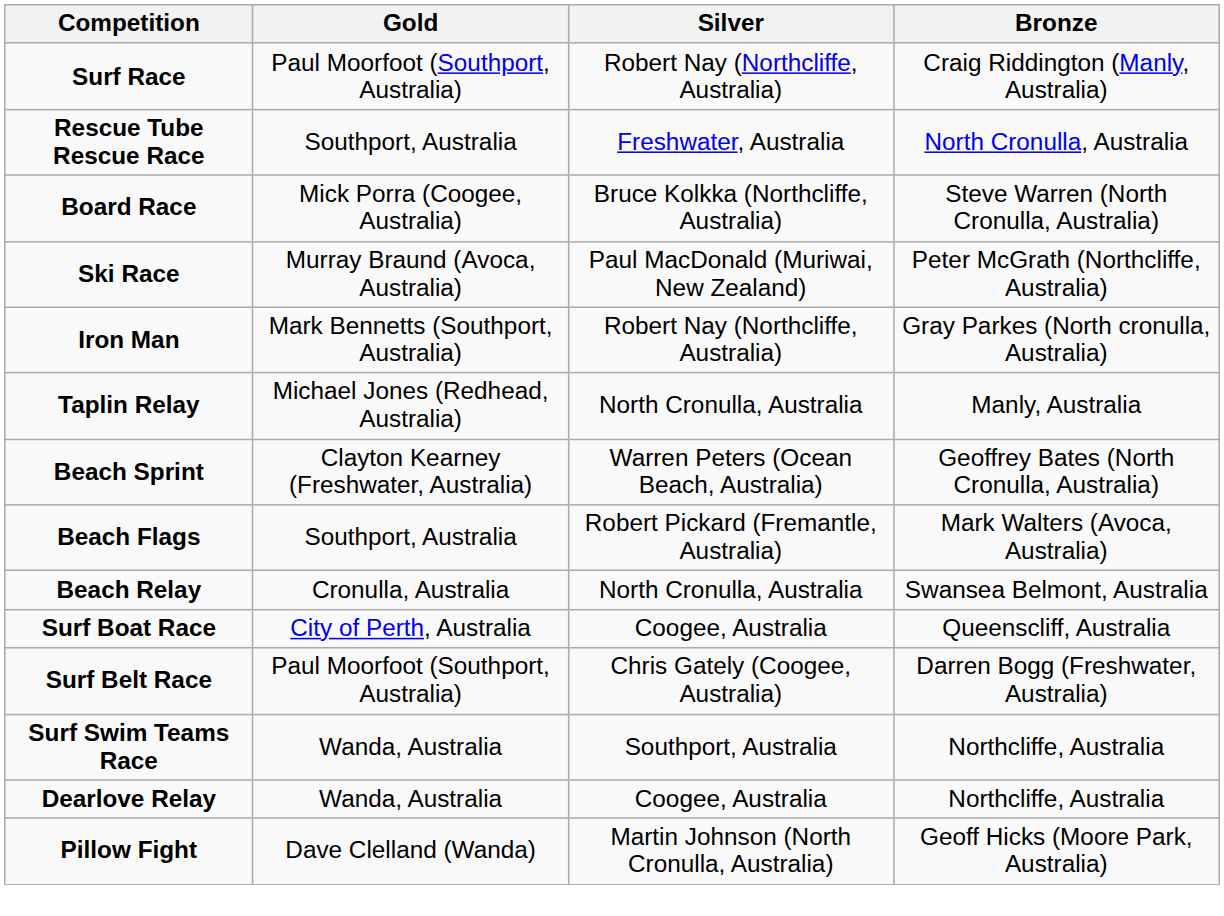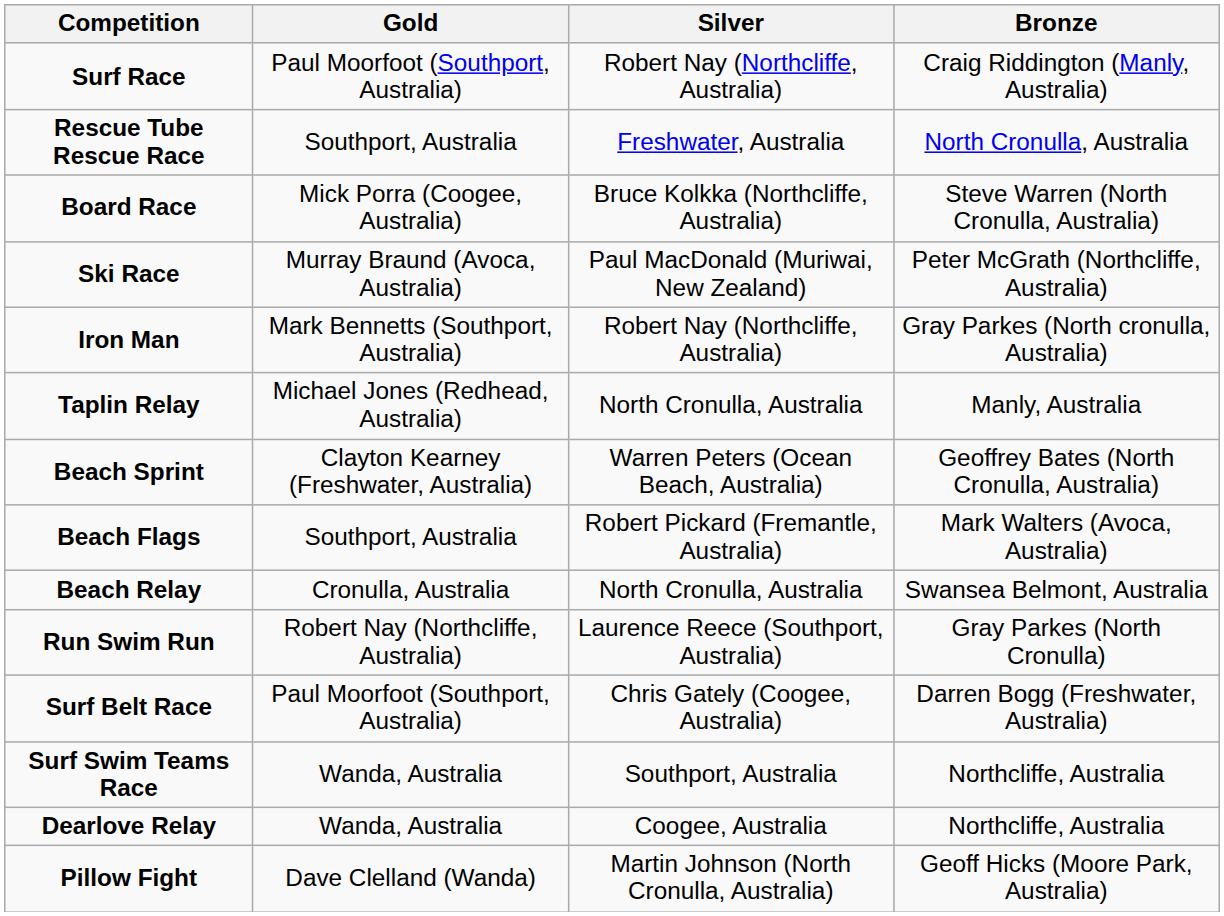- row: (129, 628)
+ row: (129, 642)
